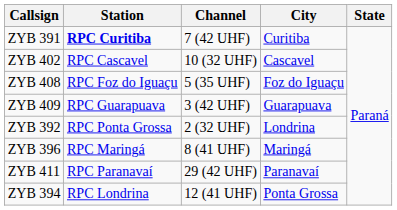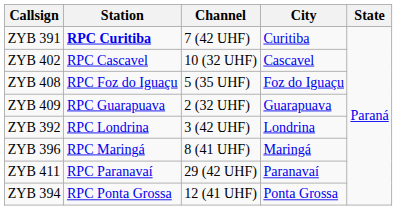(217, 104) 3 (42 UHF) -> (217, 104) 2 (32 UHF)
(119, 127) RPC Ponta Grossa -> (108, 127) RPC Londrina
(217, 127) 2 (32 UHF) -> (217, 127) 3 (42 UHF)
(108, 194) RPC Londrina -> (119, 194) RPC Ponta Grossa
